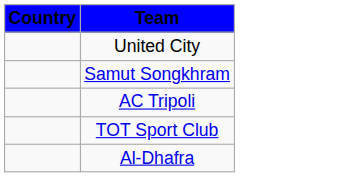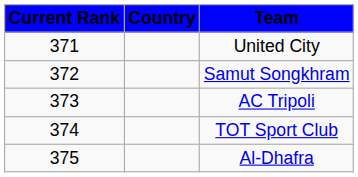+ column: (64, 18)
